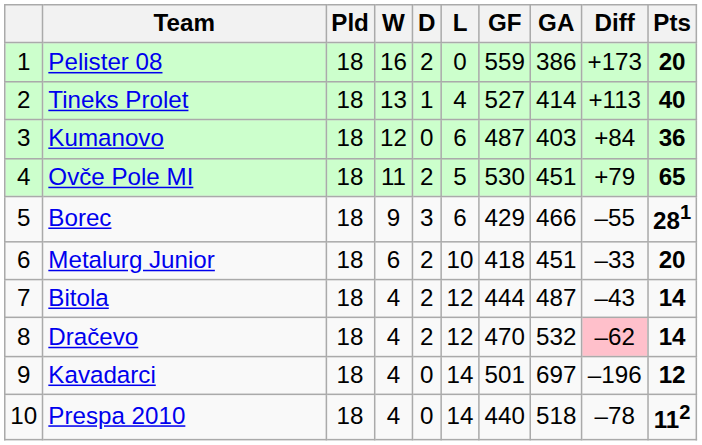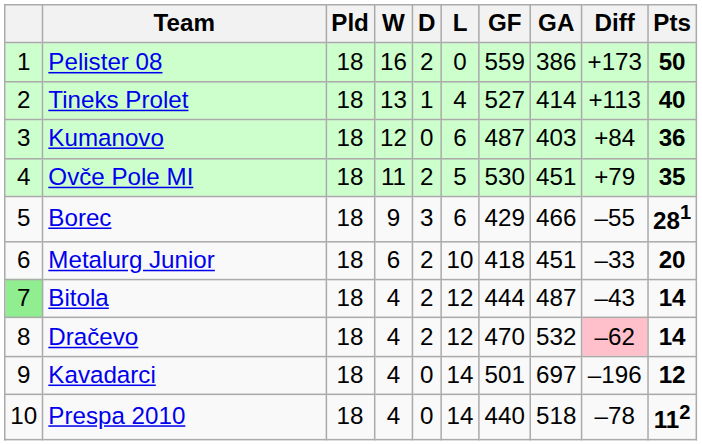(672, 61) 20 -> (672, 61) 50
(672, 176) 65 -> (672, 176) 35
(24, 298) no background -> (24, 298) lightgreen background
